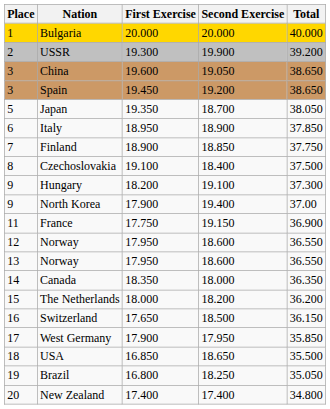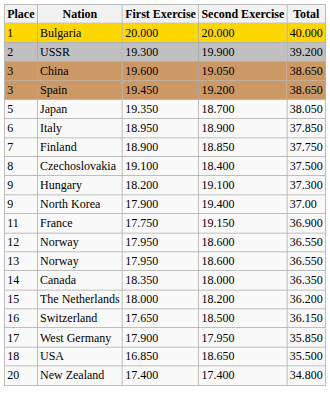- row: (13, 375)
